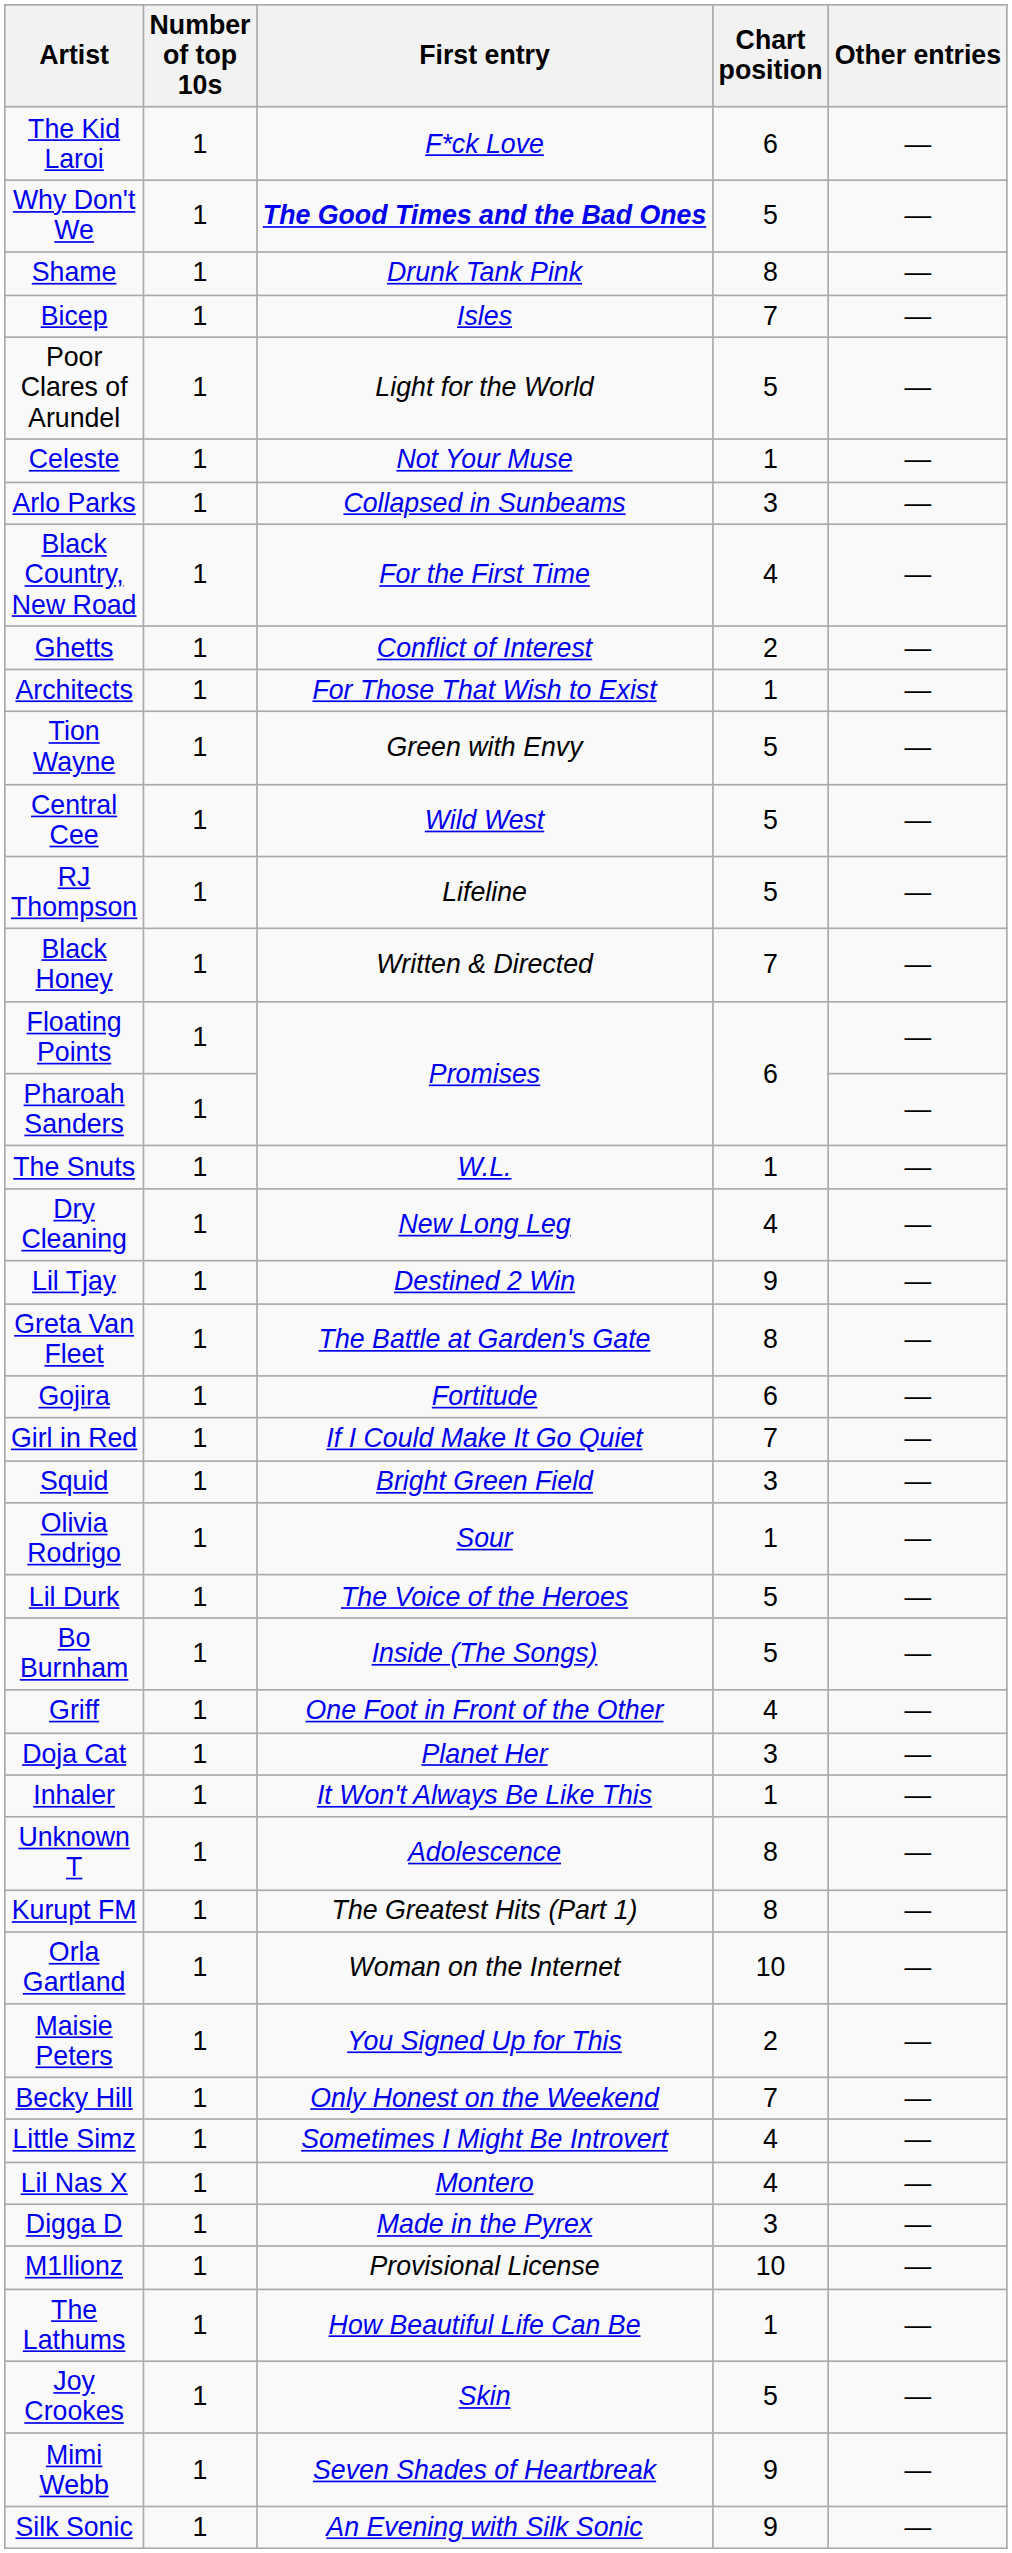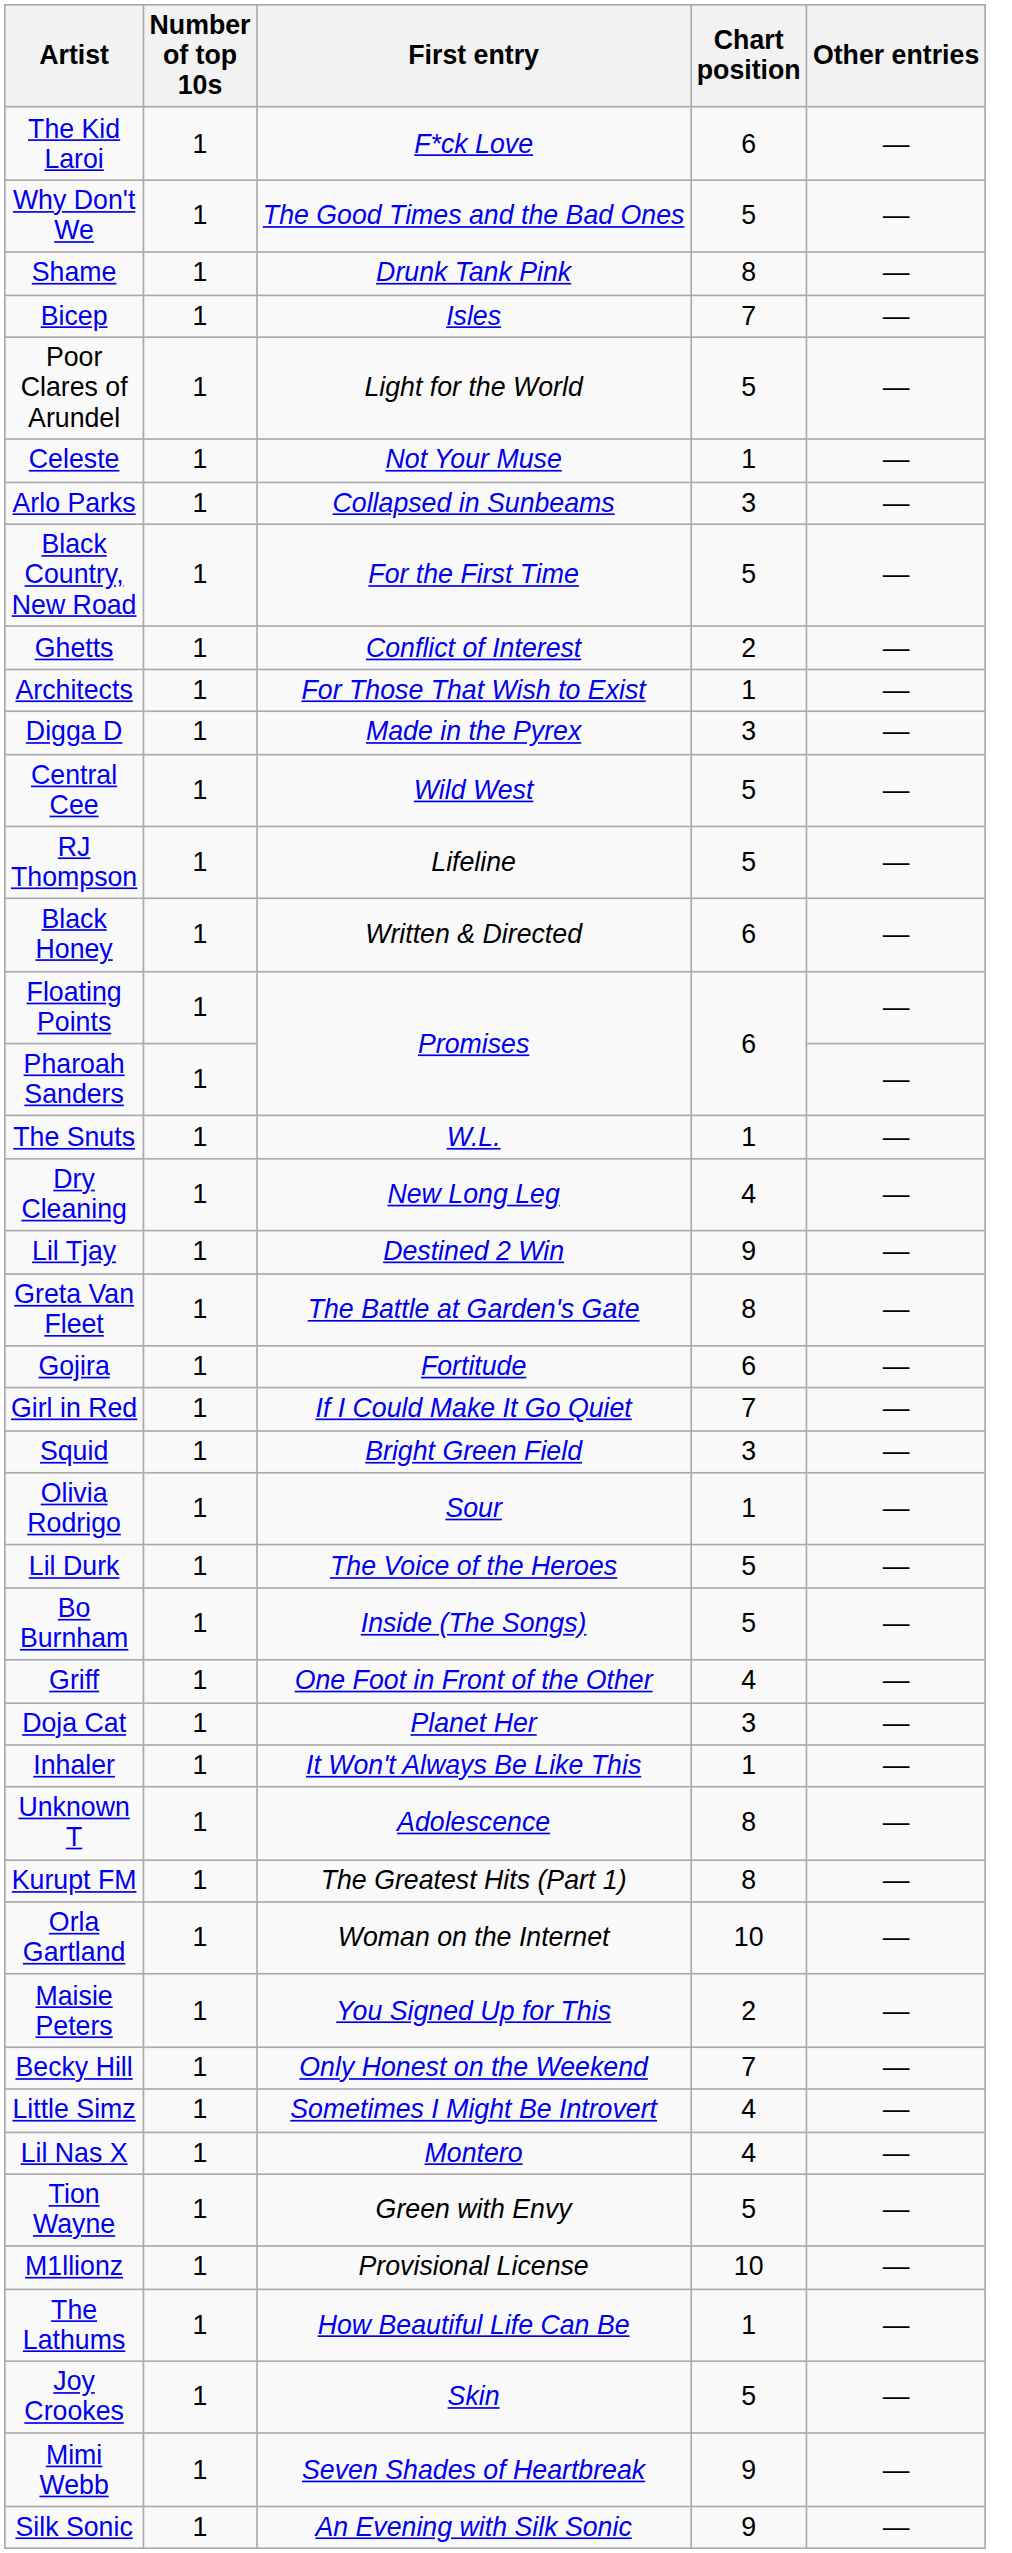(485, 215) bold -> (474, 215) normal
(771, 575) 4 -> (749, 575) 5
rows swapped: (74, 2224) <-> (74, 747)
(771, 964) 7 -> (749, 934) 6
